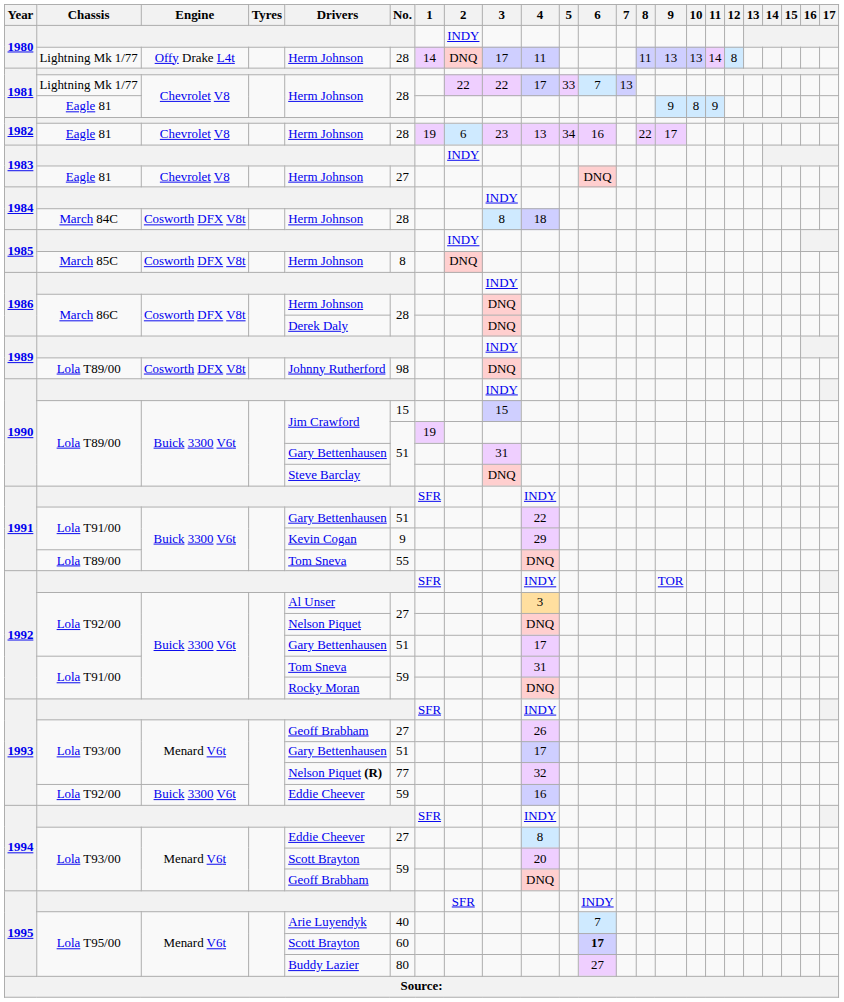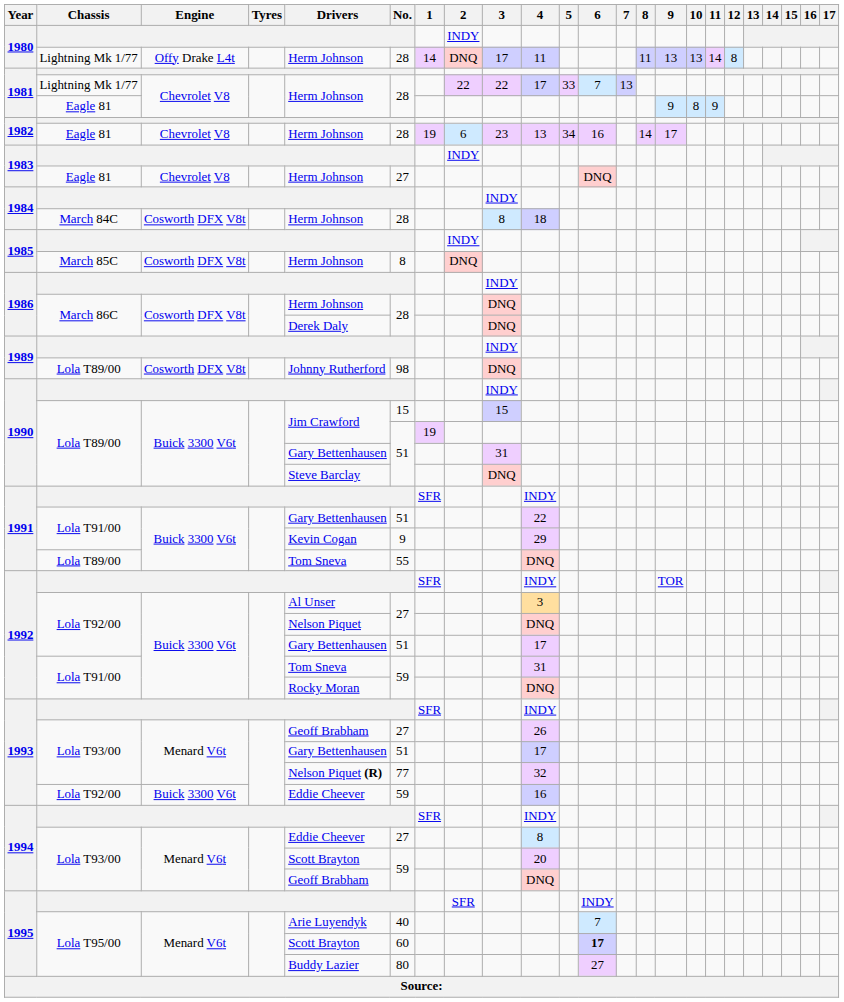(645, 133) 22 -> (645, 133) 14
